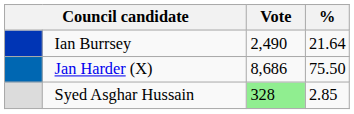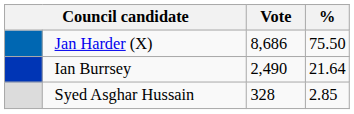rows swapped: (99, 69) <-> (89, 43)
(263, 95) lightgreen background -> (263, 95) no background
